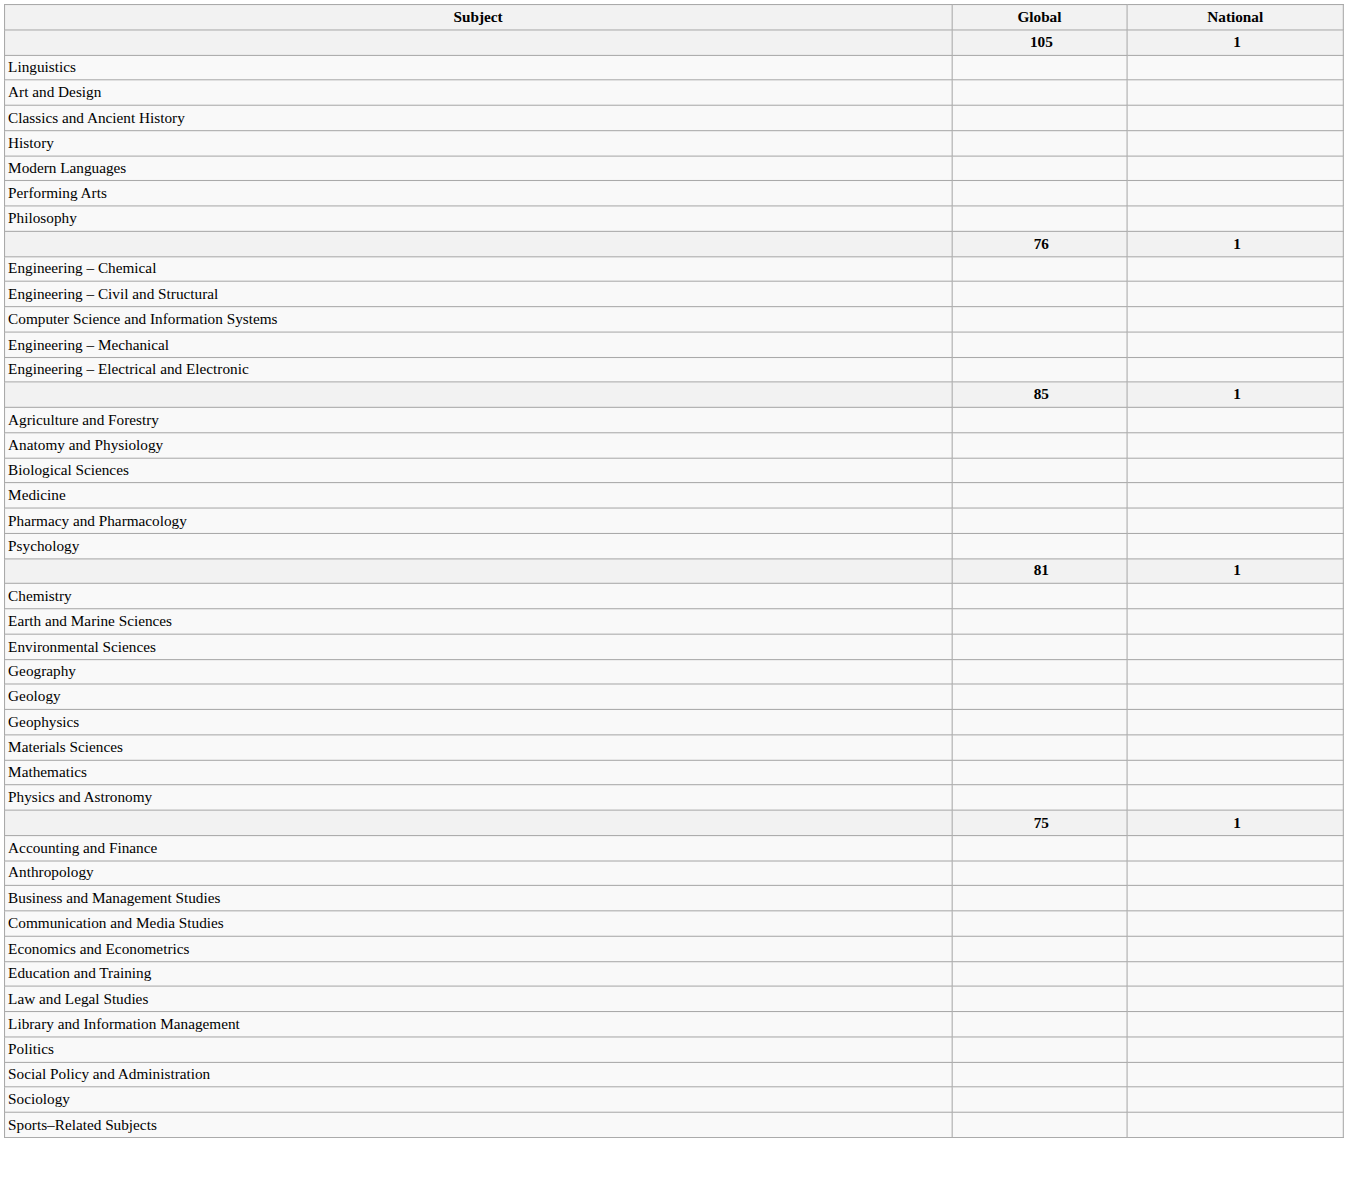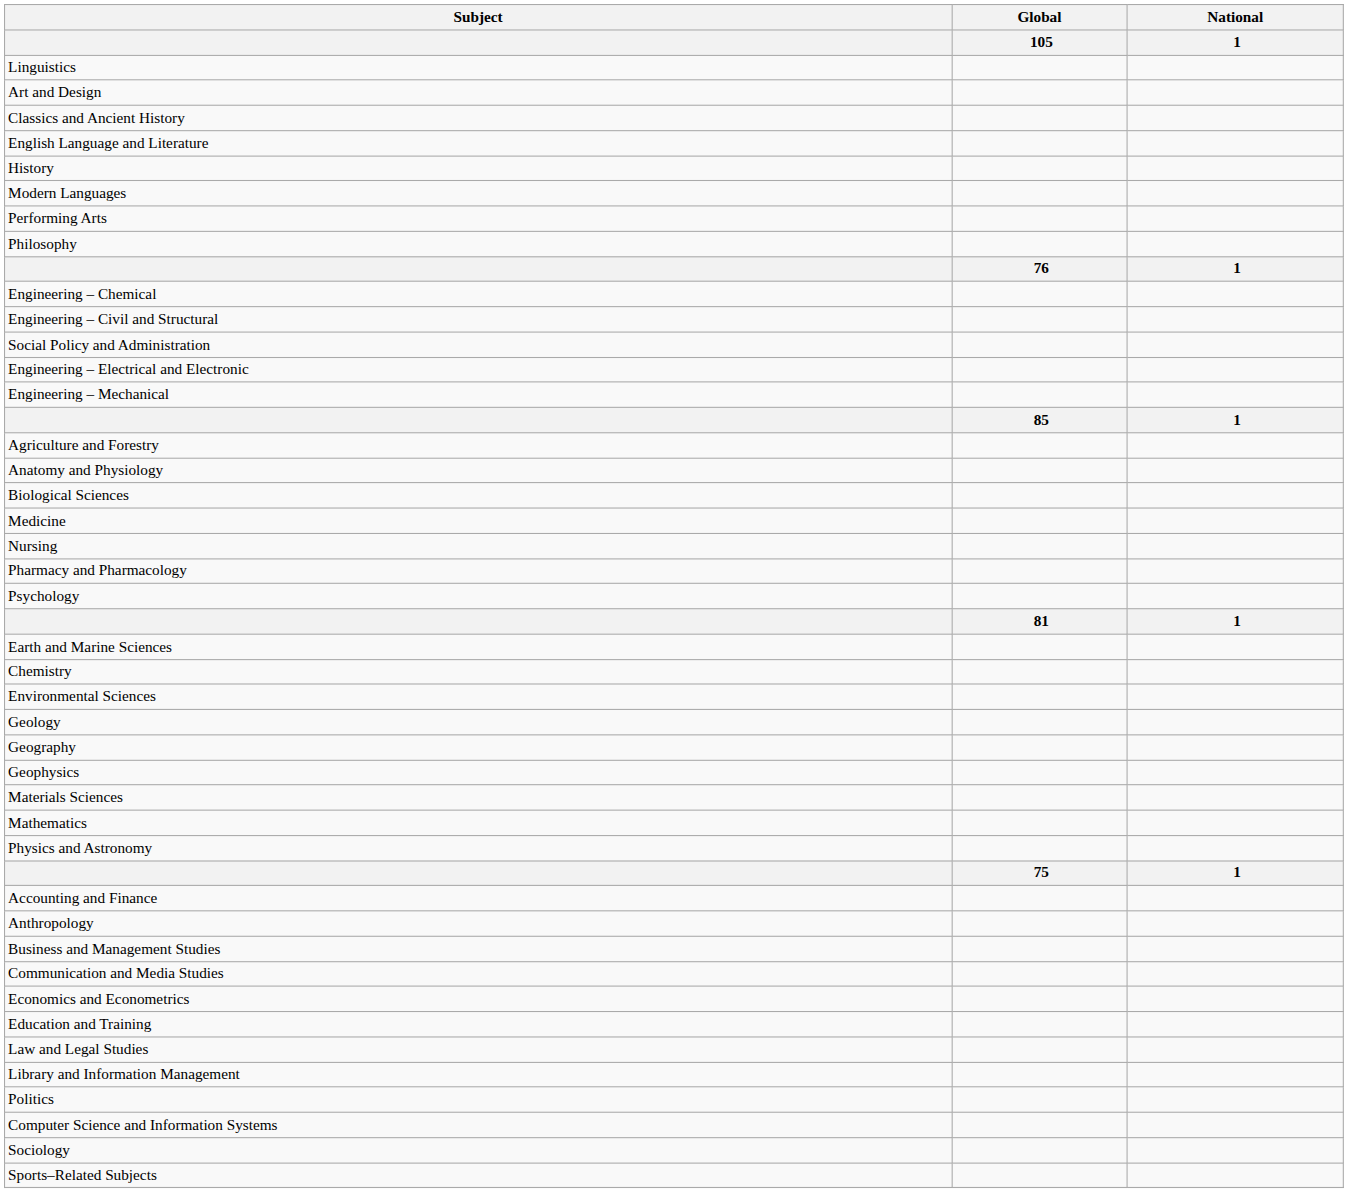+ row: (108, 143)
rows swapped: (143, 319) <-> (109, 1074)
rows swapped: (128, 369) <-> (89, 344)
+ row: (33, 546)
rows swapped: (40, 596) <-> (90, 621)
rows swapped: (42, 672) <-> (34, 697)
